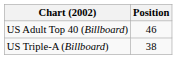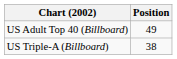(151, 29) 46 -> (151, 29) 49
